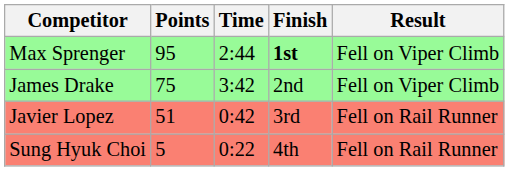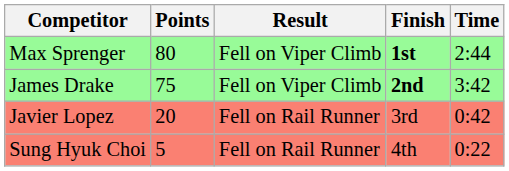columns swapped: (241, 20) <-> (418, 20)
(165, 52) 95 -> (165, 52) 80
(288, 85) normal -> (407, 85) bold
(165, 117) 51 -> (165, 117) 20
